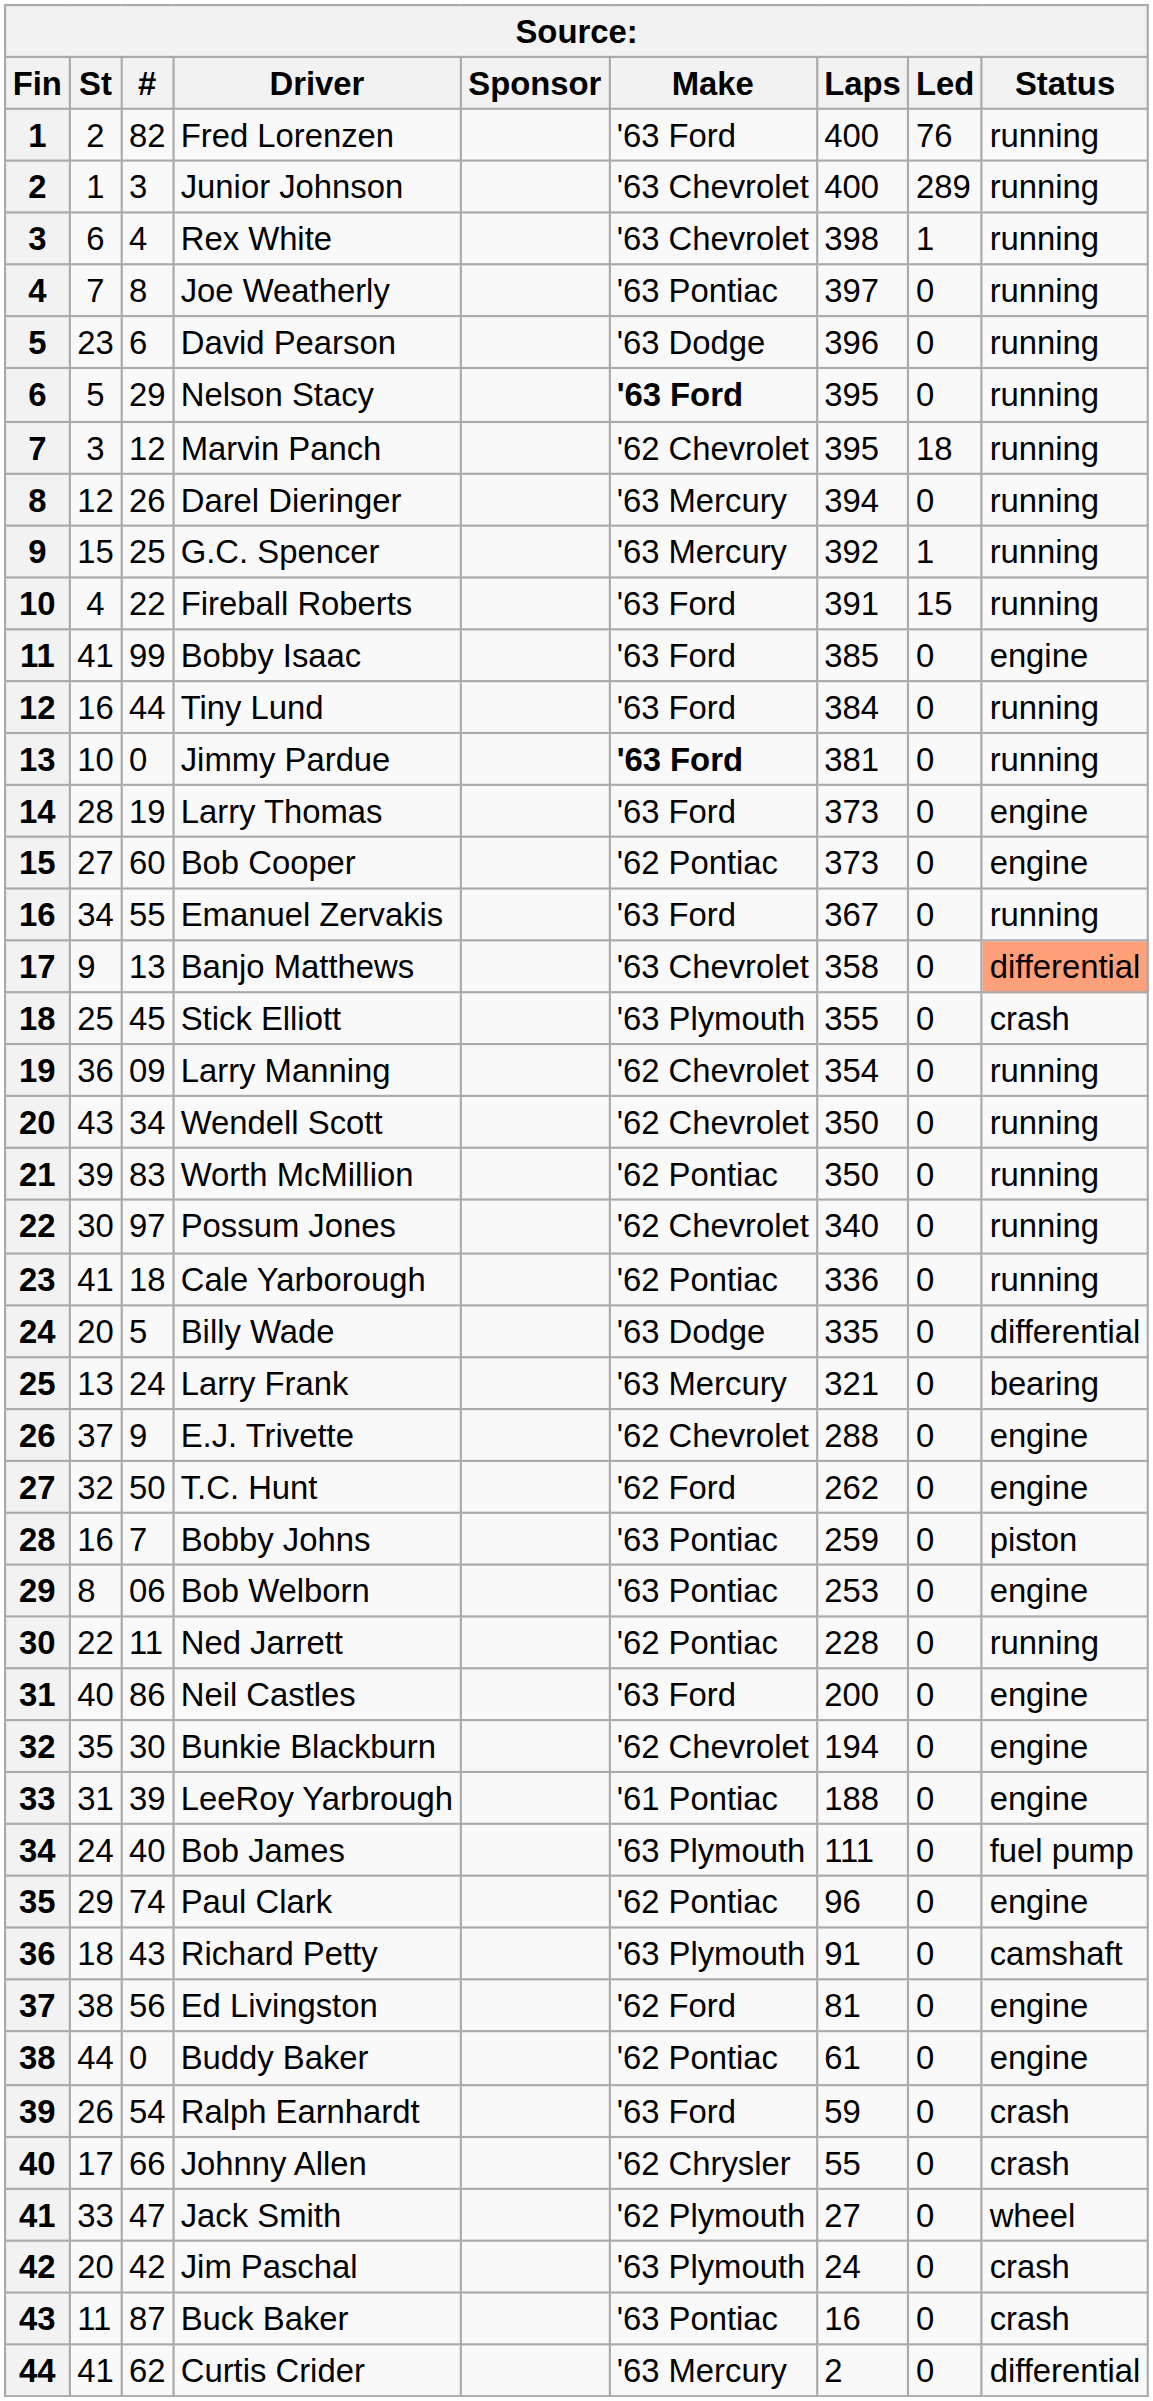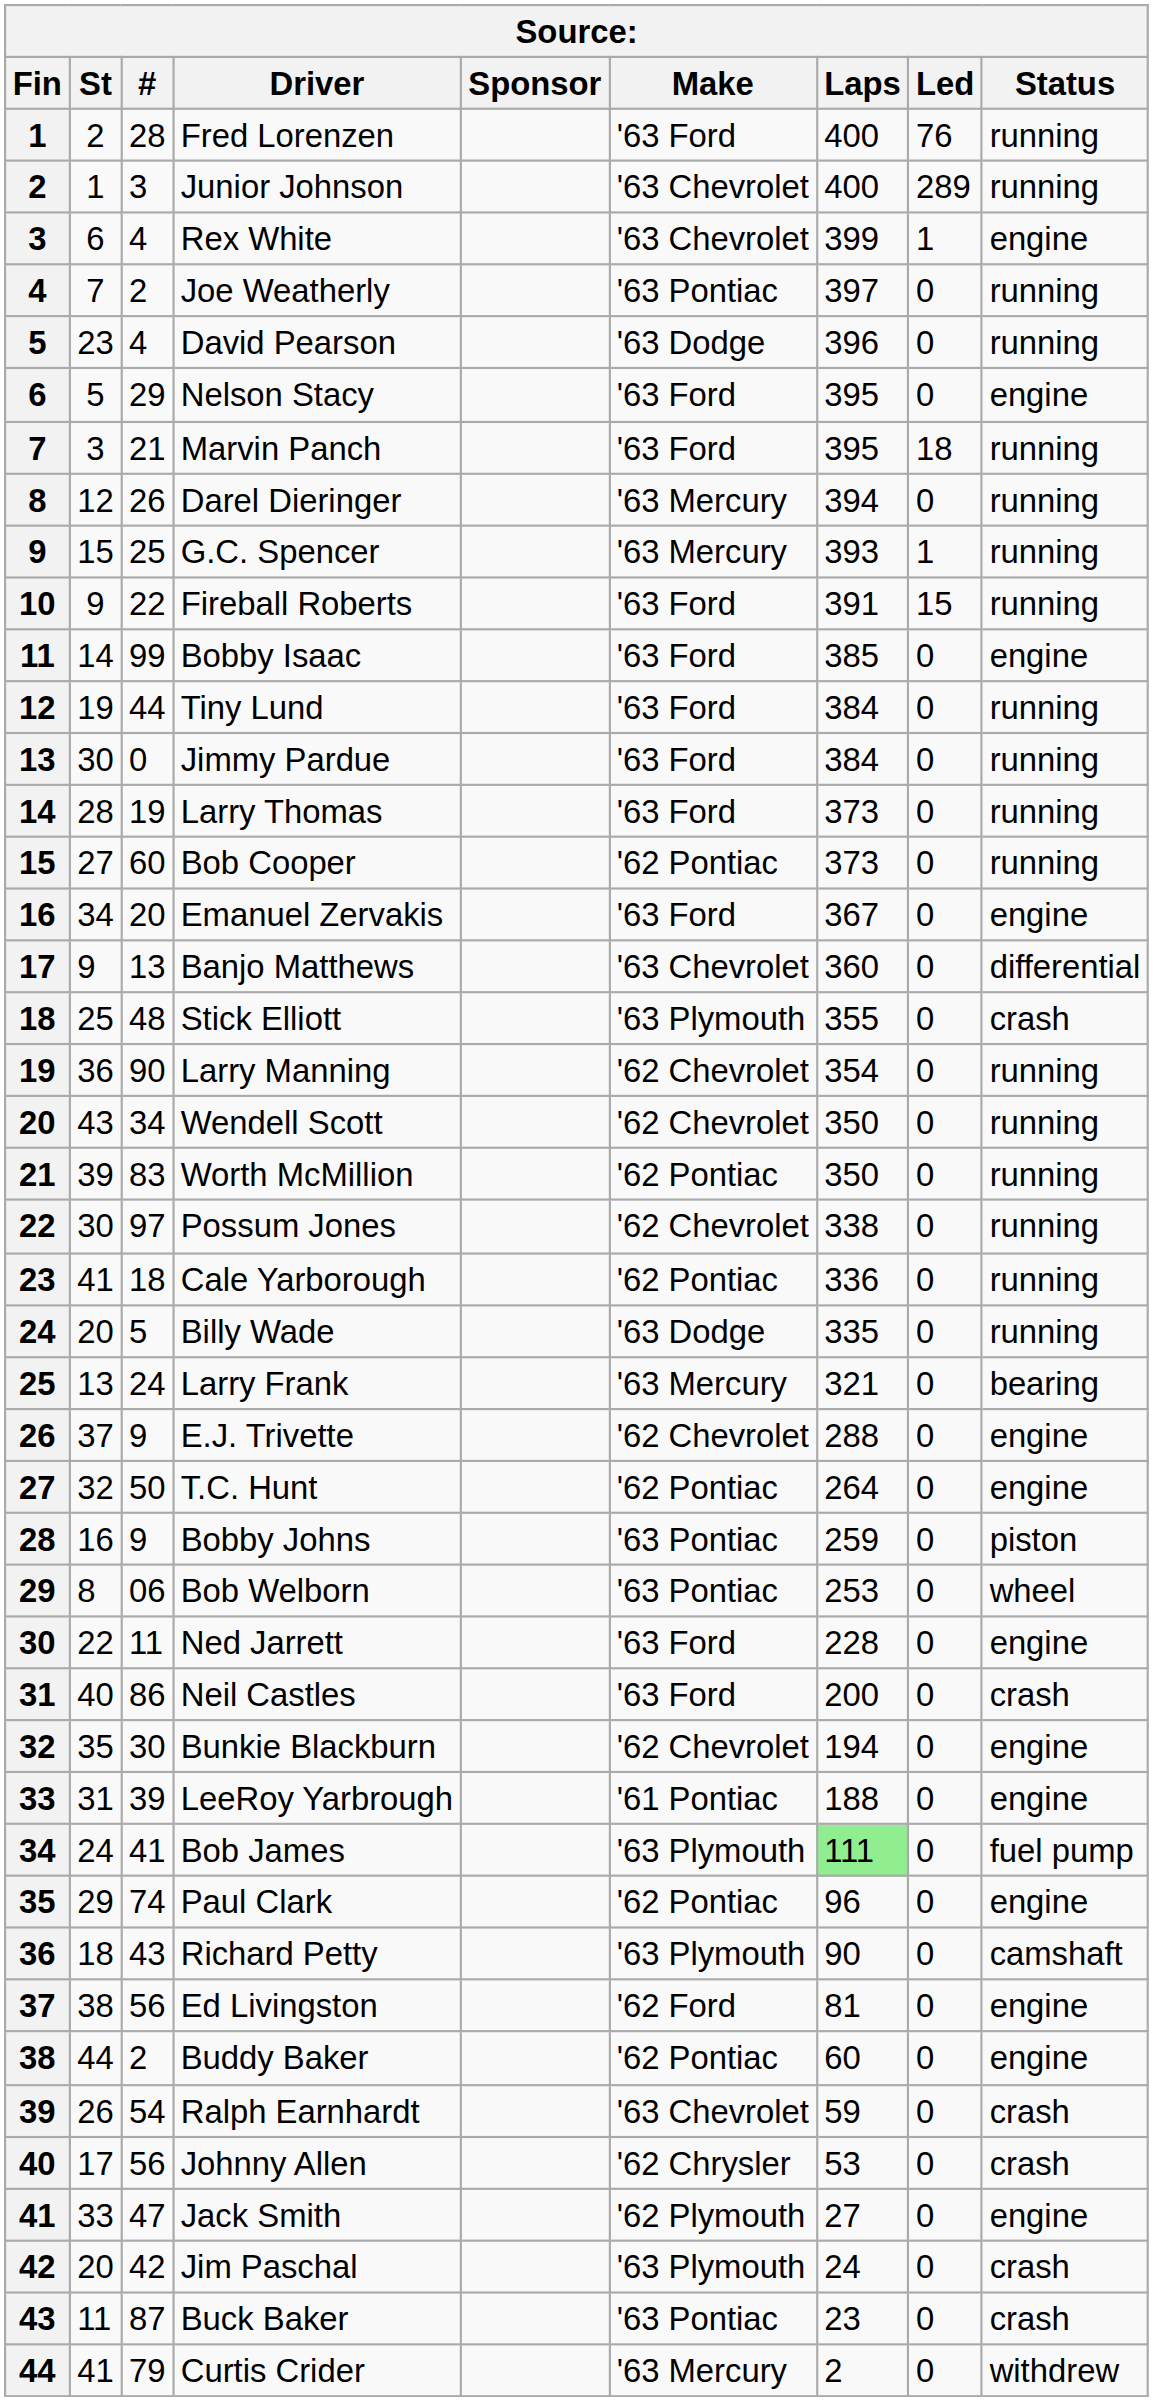(147, 135) 82 -> (147, 135) 28
(852, 239) 398 -> (852, 239) 399
(1044, 239) running -> (1039, 239) engine
(138, 291) 8 -> (138, 291) 2
(138, 343) 6 -> (138, 343) 4
(680, 395) bold -> (676, 395) normal
(1044, 395) running -> (1039, 395) engine
(147, 447) 12 -> (147, 447) 21
(713, 447) '62 Chevrolet -> (676, 447) '63 Ford
(852, 551) 392 -> (852, 551) 393
(95, 603) 4 -> (95, 603) 9
(95, 655) 41 -> (95, 655) 14
(95, 707) 16 -> (95, 707) 19
(95, 759) 10 -> (95, 759) 30
(680, 759) bold -> (676, 759) normal
(852, 759) 381 -> (852, 759) 384
(1039, 811) engine -> (1044, 811) running
(1039, 863) engine -> (1044, 863) running
(147, 915) 55 -> (147, 915) 20
(1044, 915) running -> (1039, 915) engine
(852, 967) 358 -> (852, 967) 360
(1065, 967) lightsalmon background -> (1065, 967) no background
(147, 1019) 45 -> (147, 1019) 48
(147, 1071) 09 -> (147, 1071) 90
(852, 1227) 340 -> (852, 1227) 338
(1065, 1331) differential -> (1044, 1331) running
(676, 1487) '62 Ford -> (697, 1487) '62 Pontiac
(852, 1487) 262 -> (852, 1487) 264
(138, 1539) 7 -> (138, 1539) 9
(1039, 1591) engine -> (1032, 1591) wheel
(697, 1642) '62 Pontiac -> (676, 1642) '63 Ford
(1044, 1642) running -> (1039, 1642) engine
(1039, 1694) engine -> (1030, 1694) crash
(147, 1850) 40 -> (147, 1850) 41
(849, 1850) no background -> (849, 1850) lightgreen background
(842, 1954) 91 -> (842, 1954) 90
(138, 2058) 0 -> (138, 2058) 2
(842, 2058) 61 -> (842, 2058) 60
(676, 2110) '63 Ford -> (713, 2110) '63 Chevrolet
(147, 2162) 66 -> (147, 2162) 56
(842, 2162) 55 -> (842, 2162) 53
(1032, 2214) wheel -> (1039, 2214) engine
(842, 2318) 16 -> (842, 2318) 23
(147, 2370) 62 -> (147, 2370) 79
(1065, 2370) differential -> (1054, 2370) withdrew
